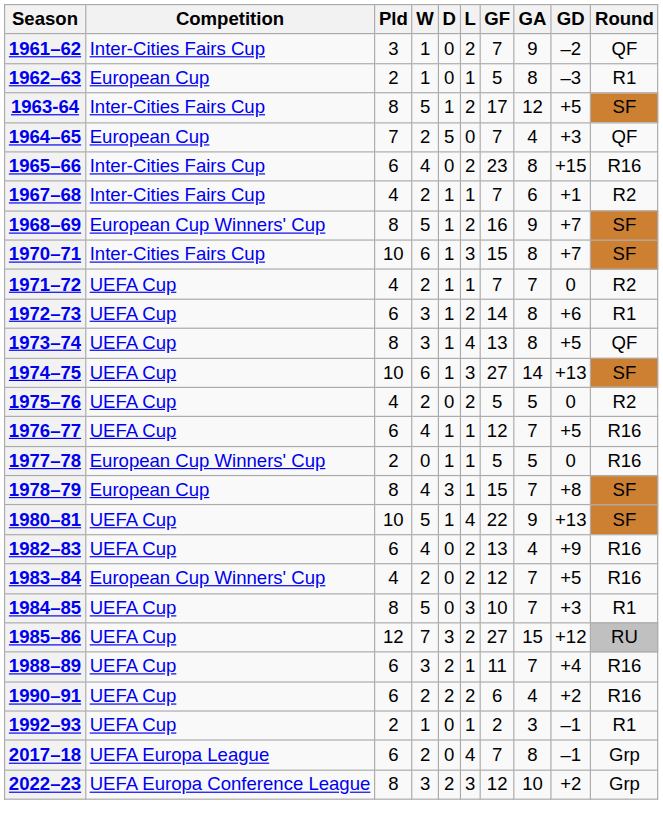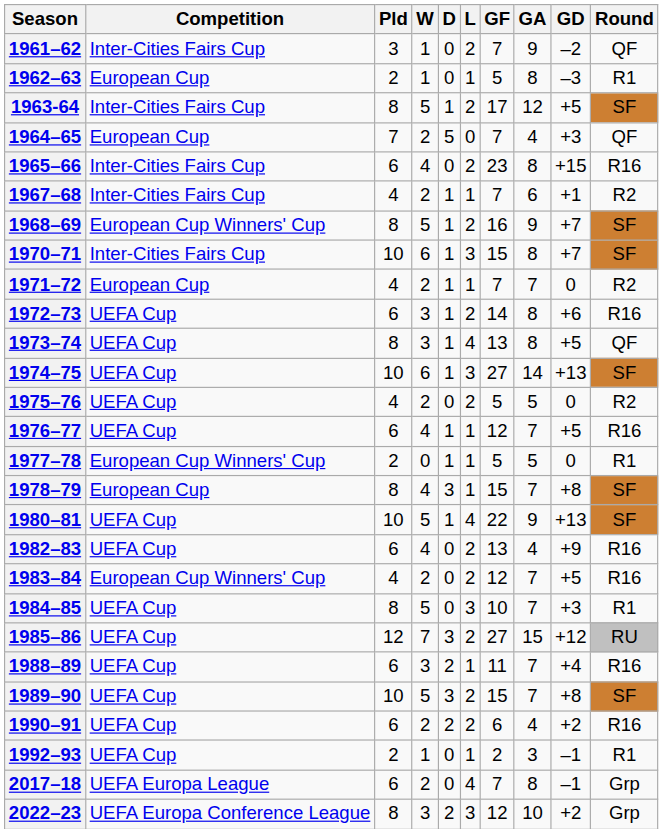(133, 284) UEFA Cup -> (150, 284) European Cup
(624, 313) R1 -> (624, 313) R16
(624, 460) R16 -> (624, 460) R1
+ row: (45, 696)
